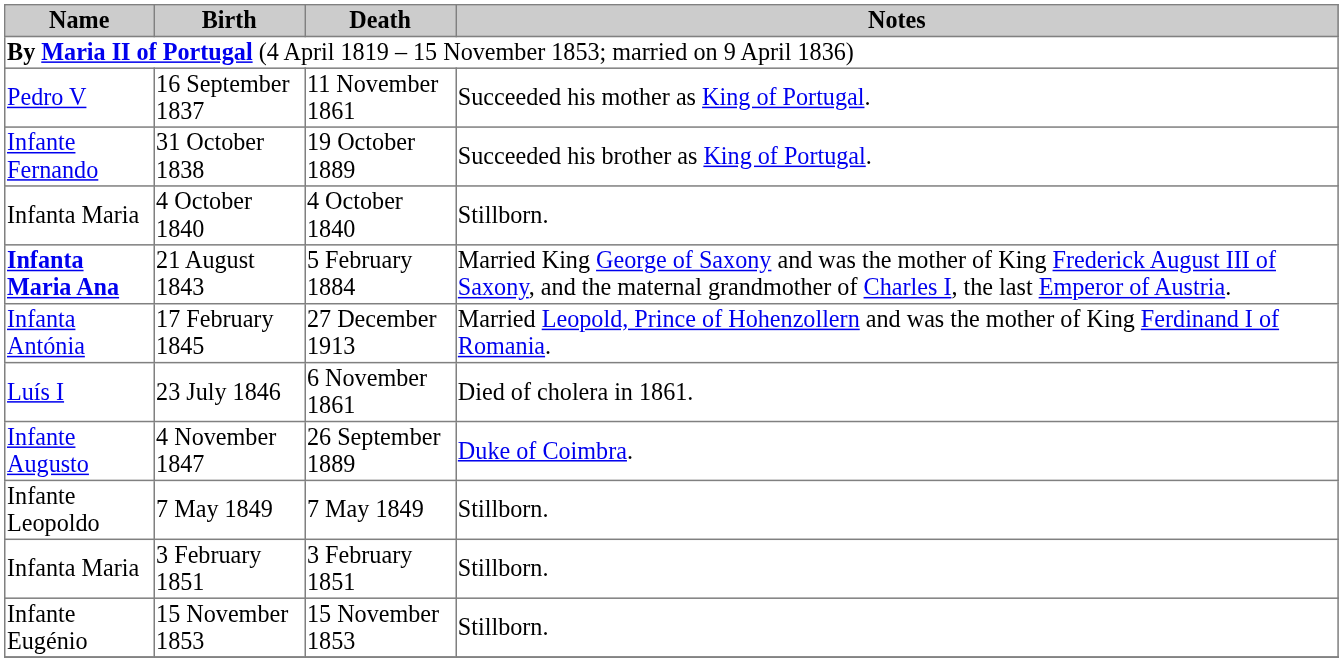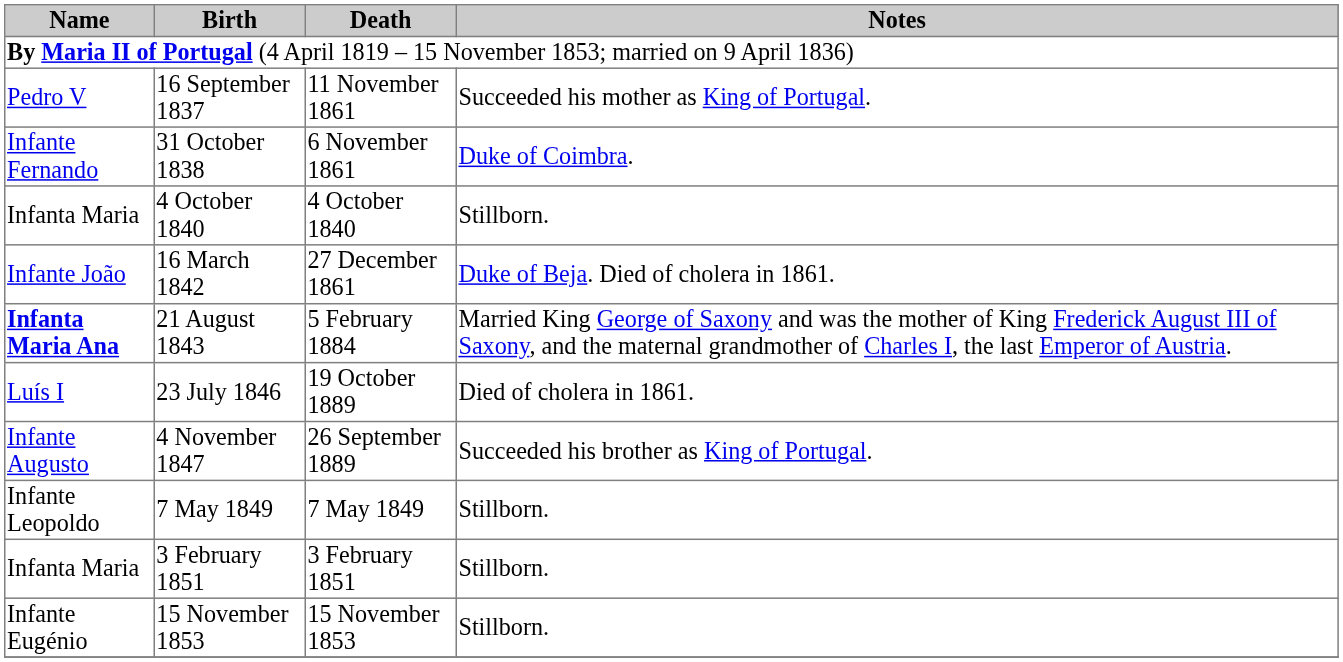(361, 156) 19 October 1889 -> (367, 156) 6 November 1861
(665, 156) Succeeded his brother as King of Portugal. -> (546, 156) Duke of Coimbra.
+ row: (203, 274)
- row: (215, 332)
(367, 391) 6 November 1861 -> (361, 391) 19 October 1889
(545, 450) Duke of Coimbra. -> (665, 450) Succeeded his brother as King of Portugal.
